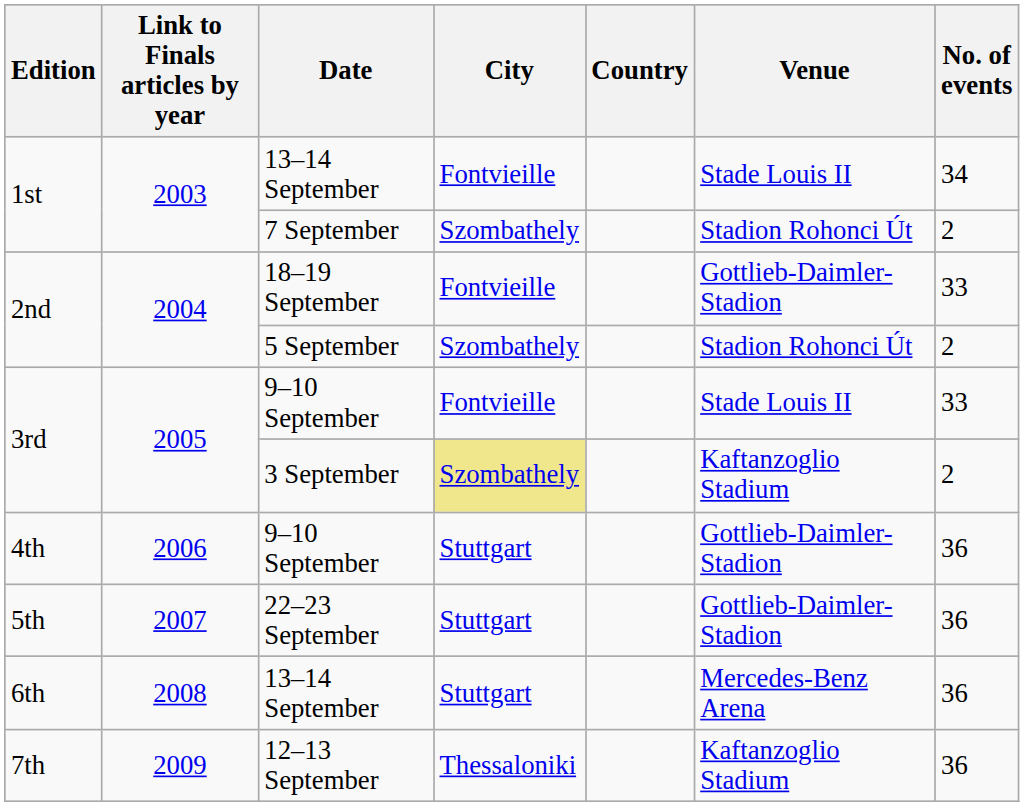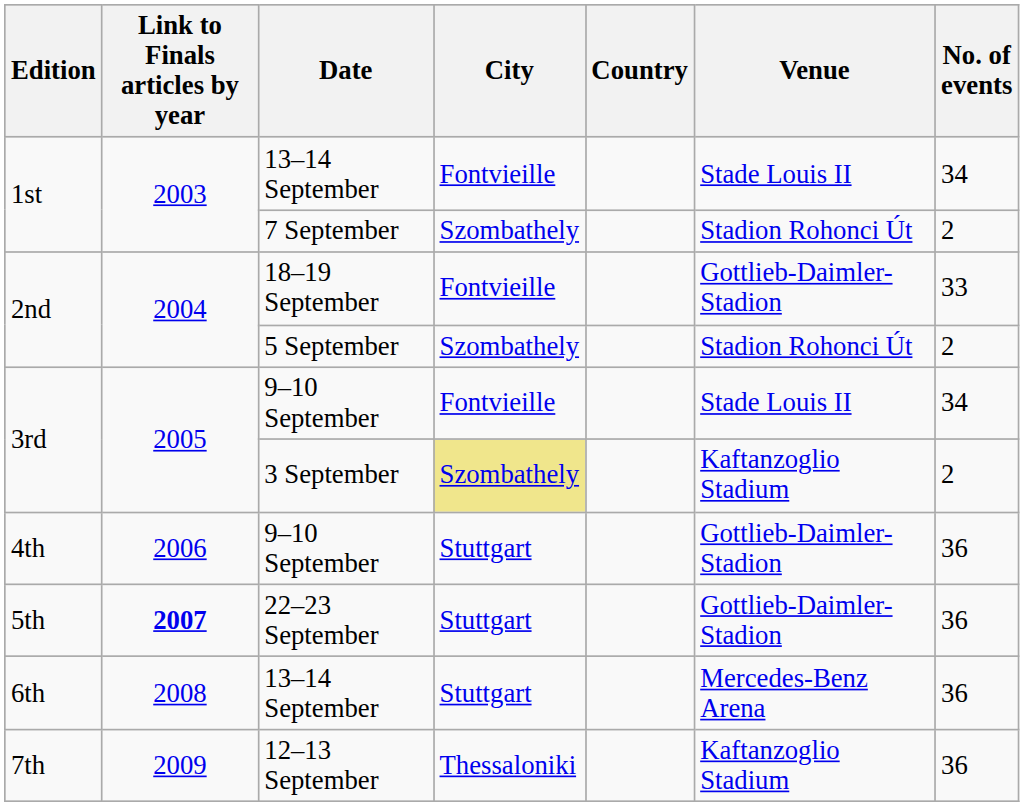(954, 402) 33 -> (954, 402) 34
(180, 620) normal -> (180, 620) bold
